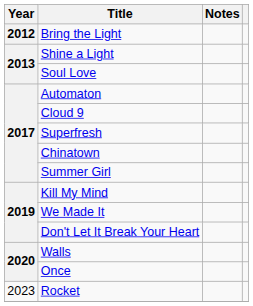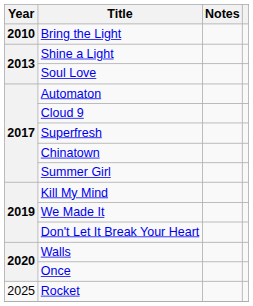(21, 34) 2012 -> (21, 34) 2010
(21, 291) 2023 -> (21, 291) 2025
